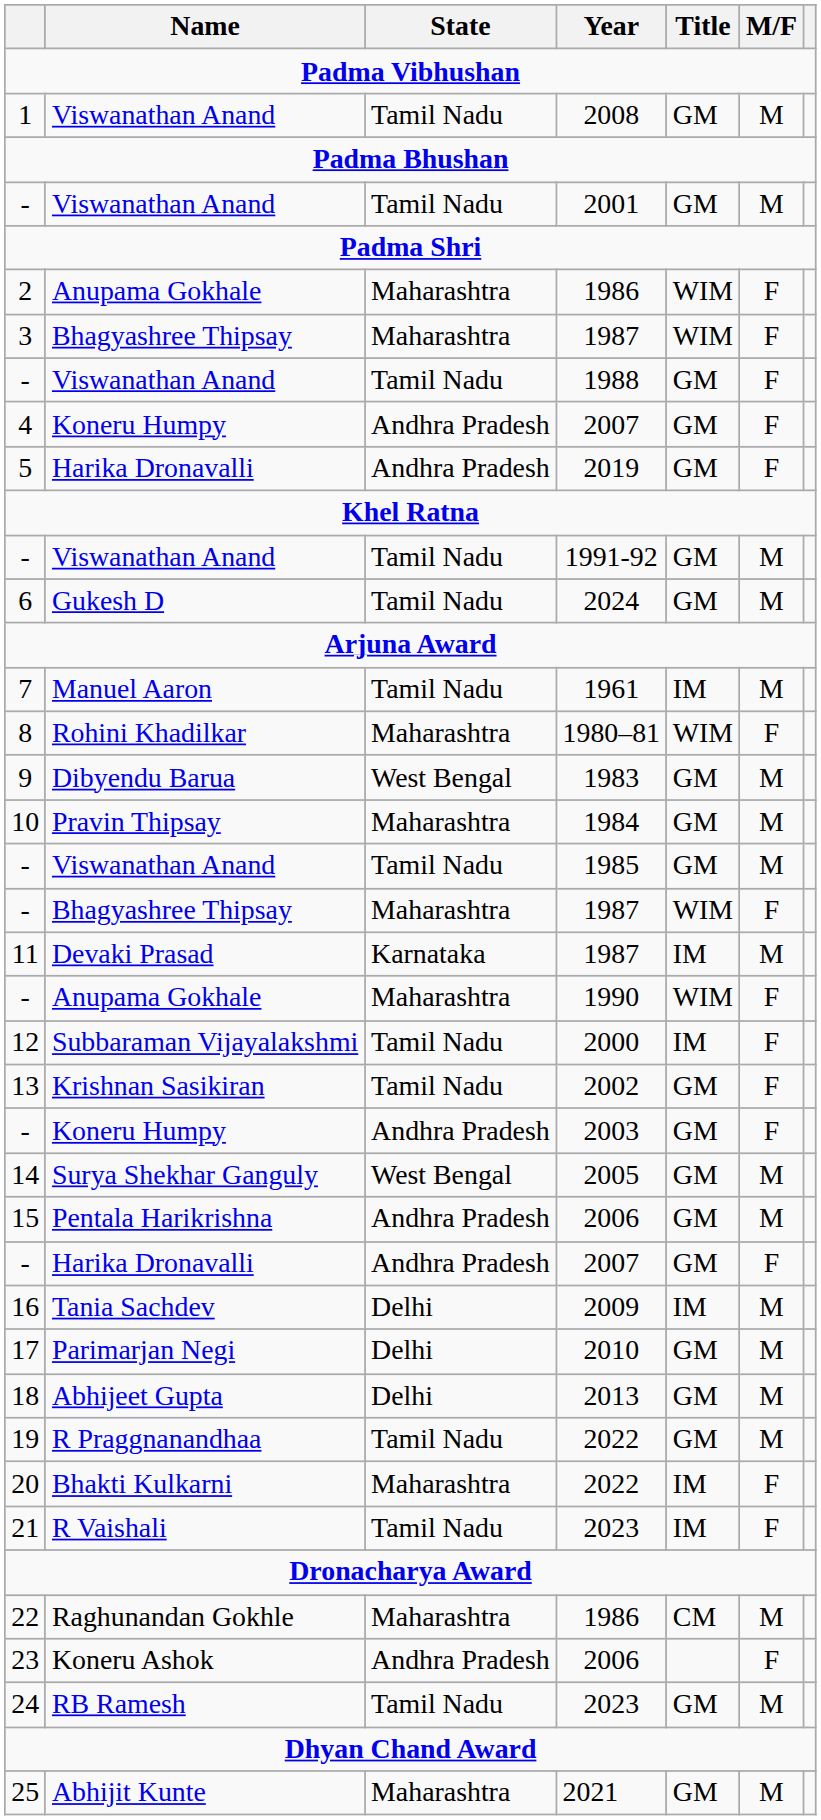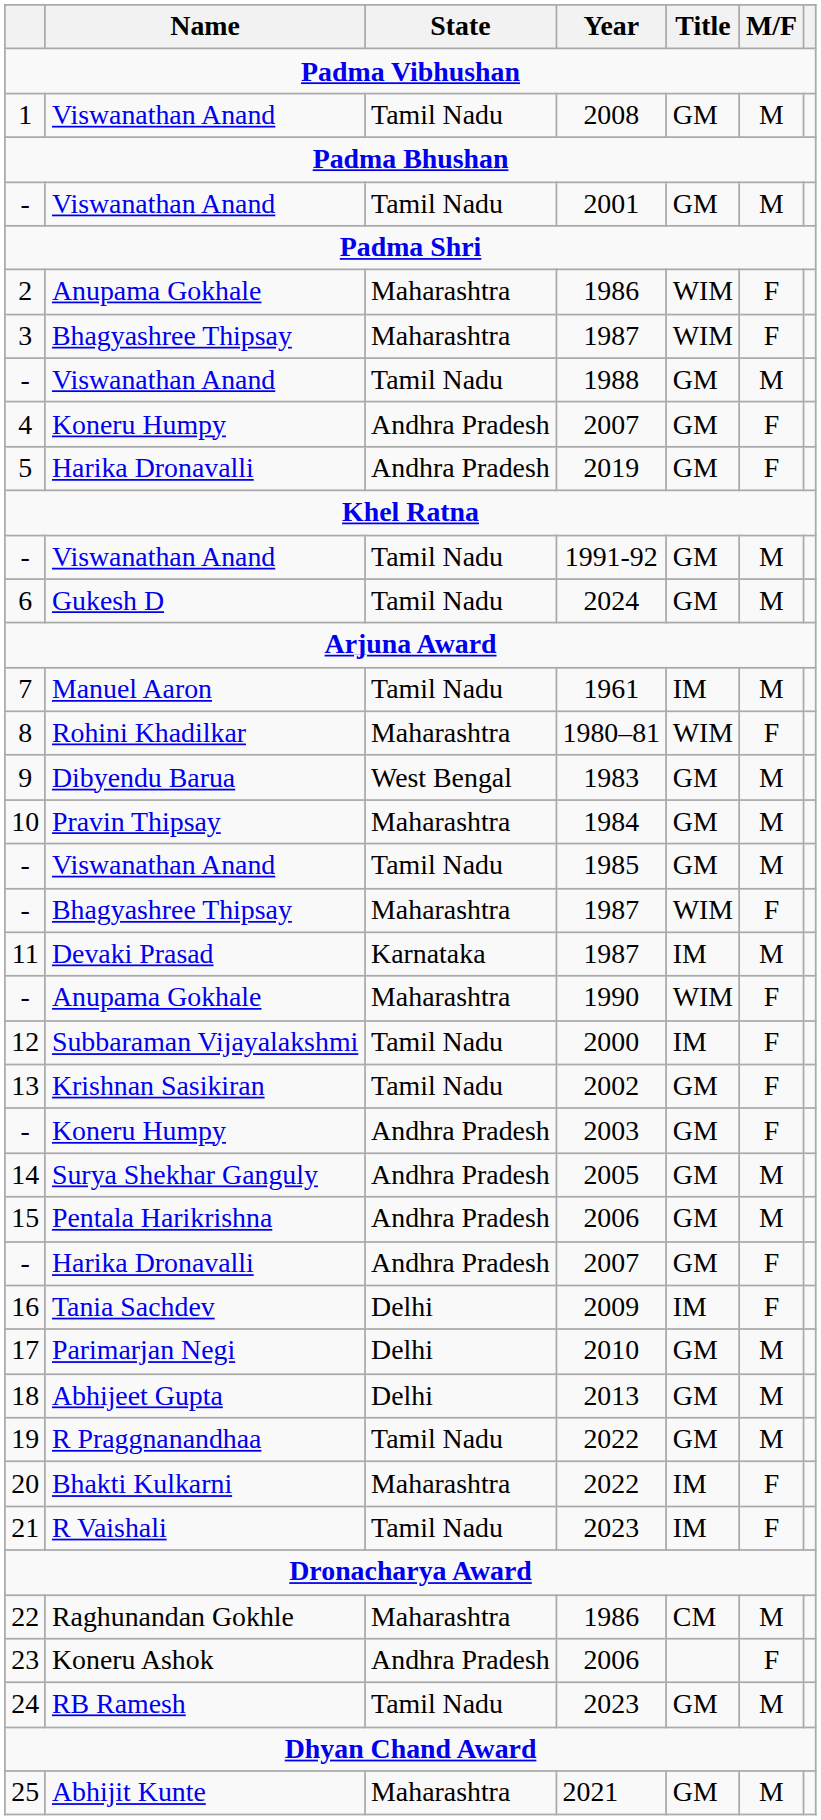(771, 379) F -> (771, 379) M
(442, 1174) West Bengal -> (460, 1174) Andhra Pradesh
(771, 1306) M -> (771, 1306) F
